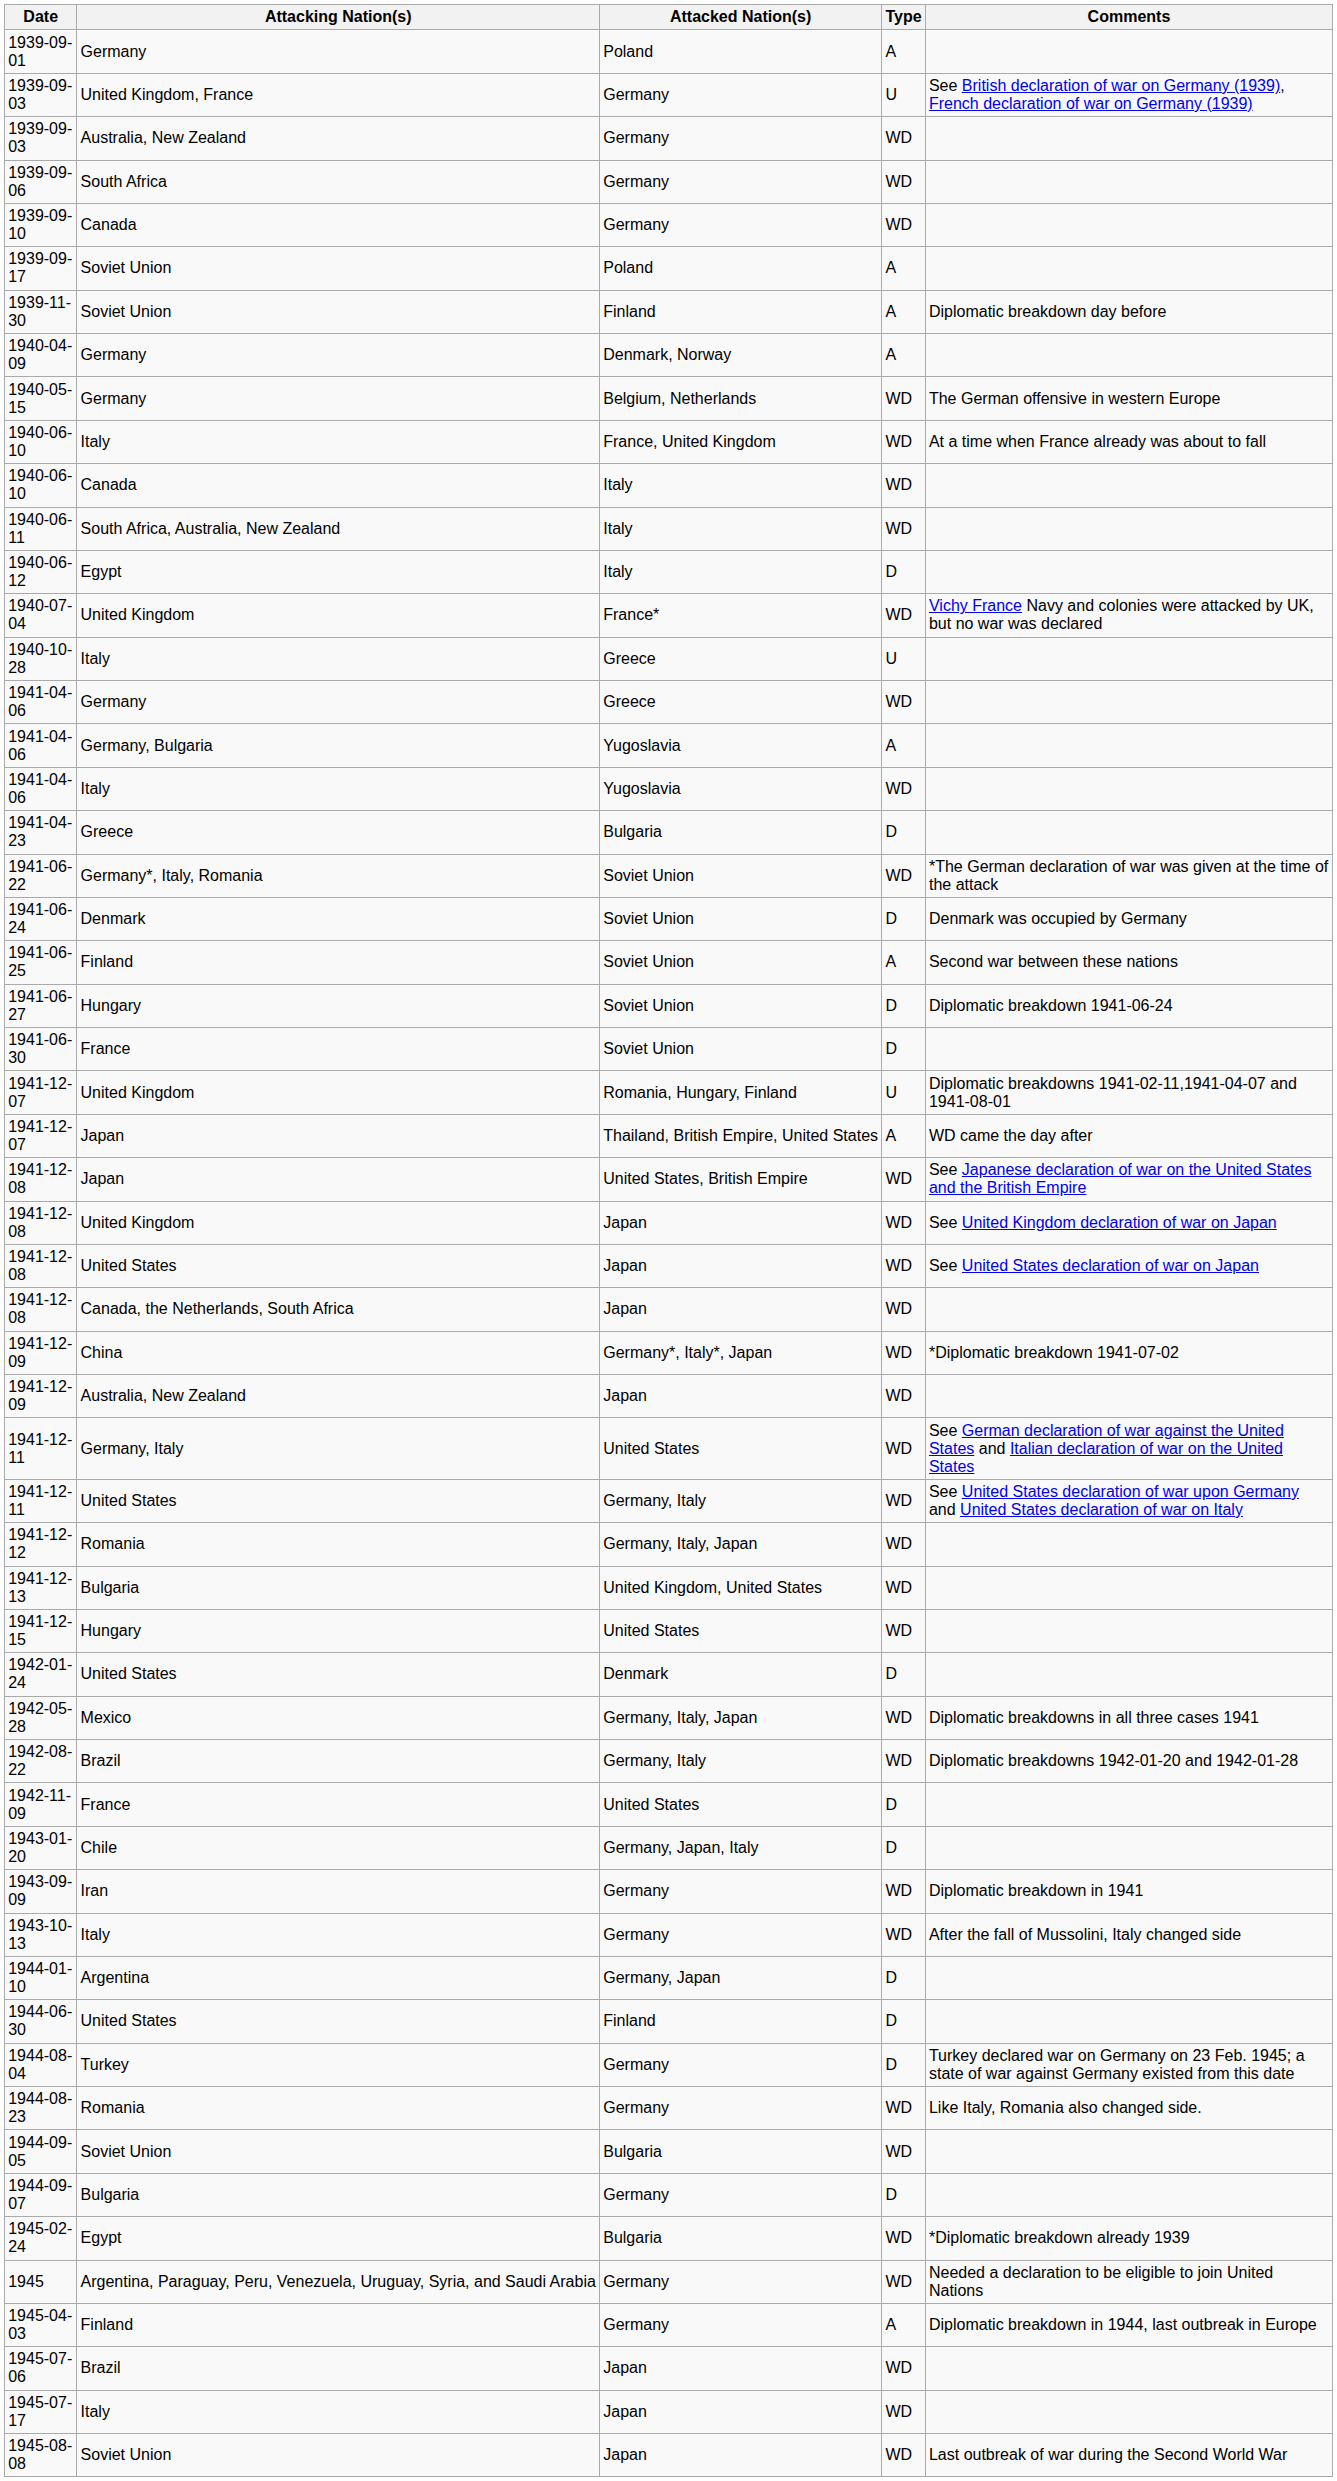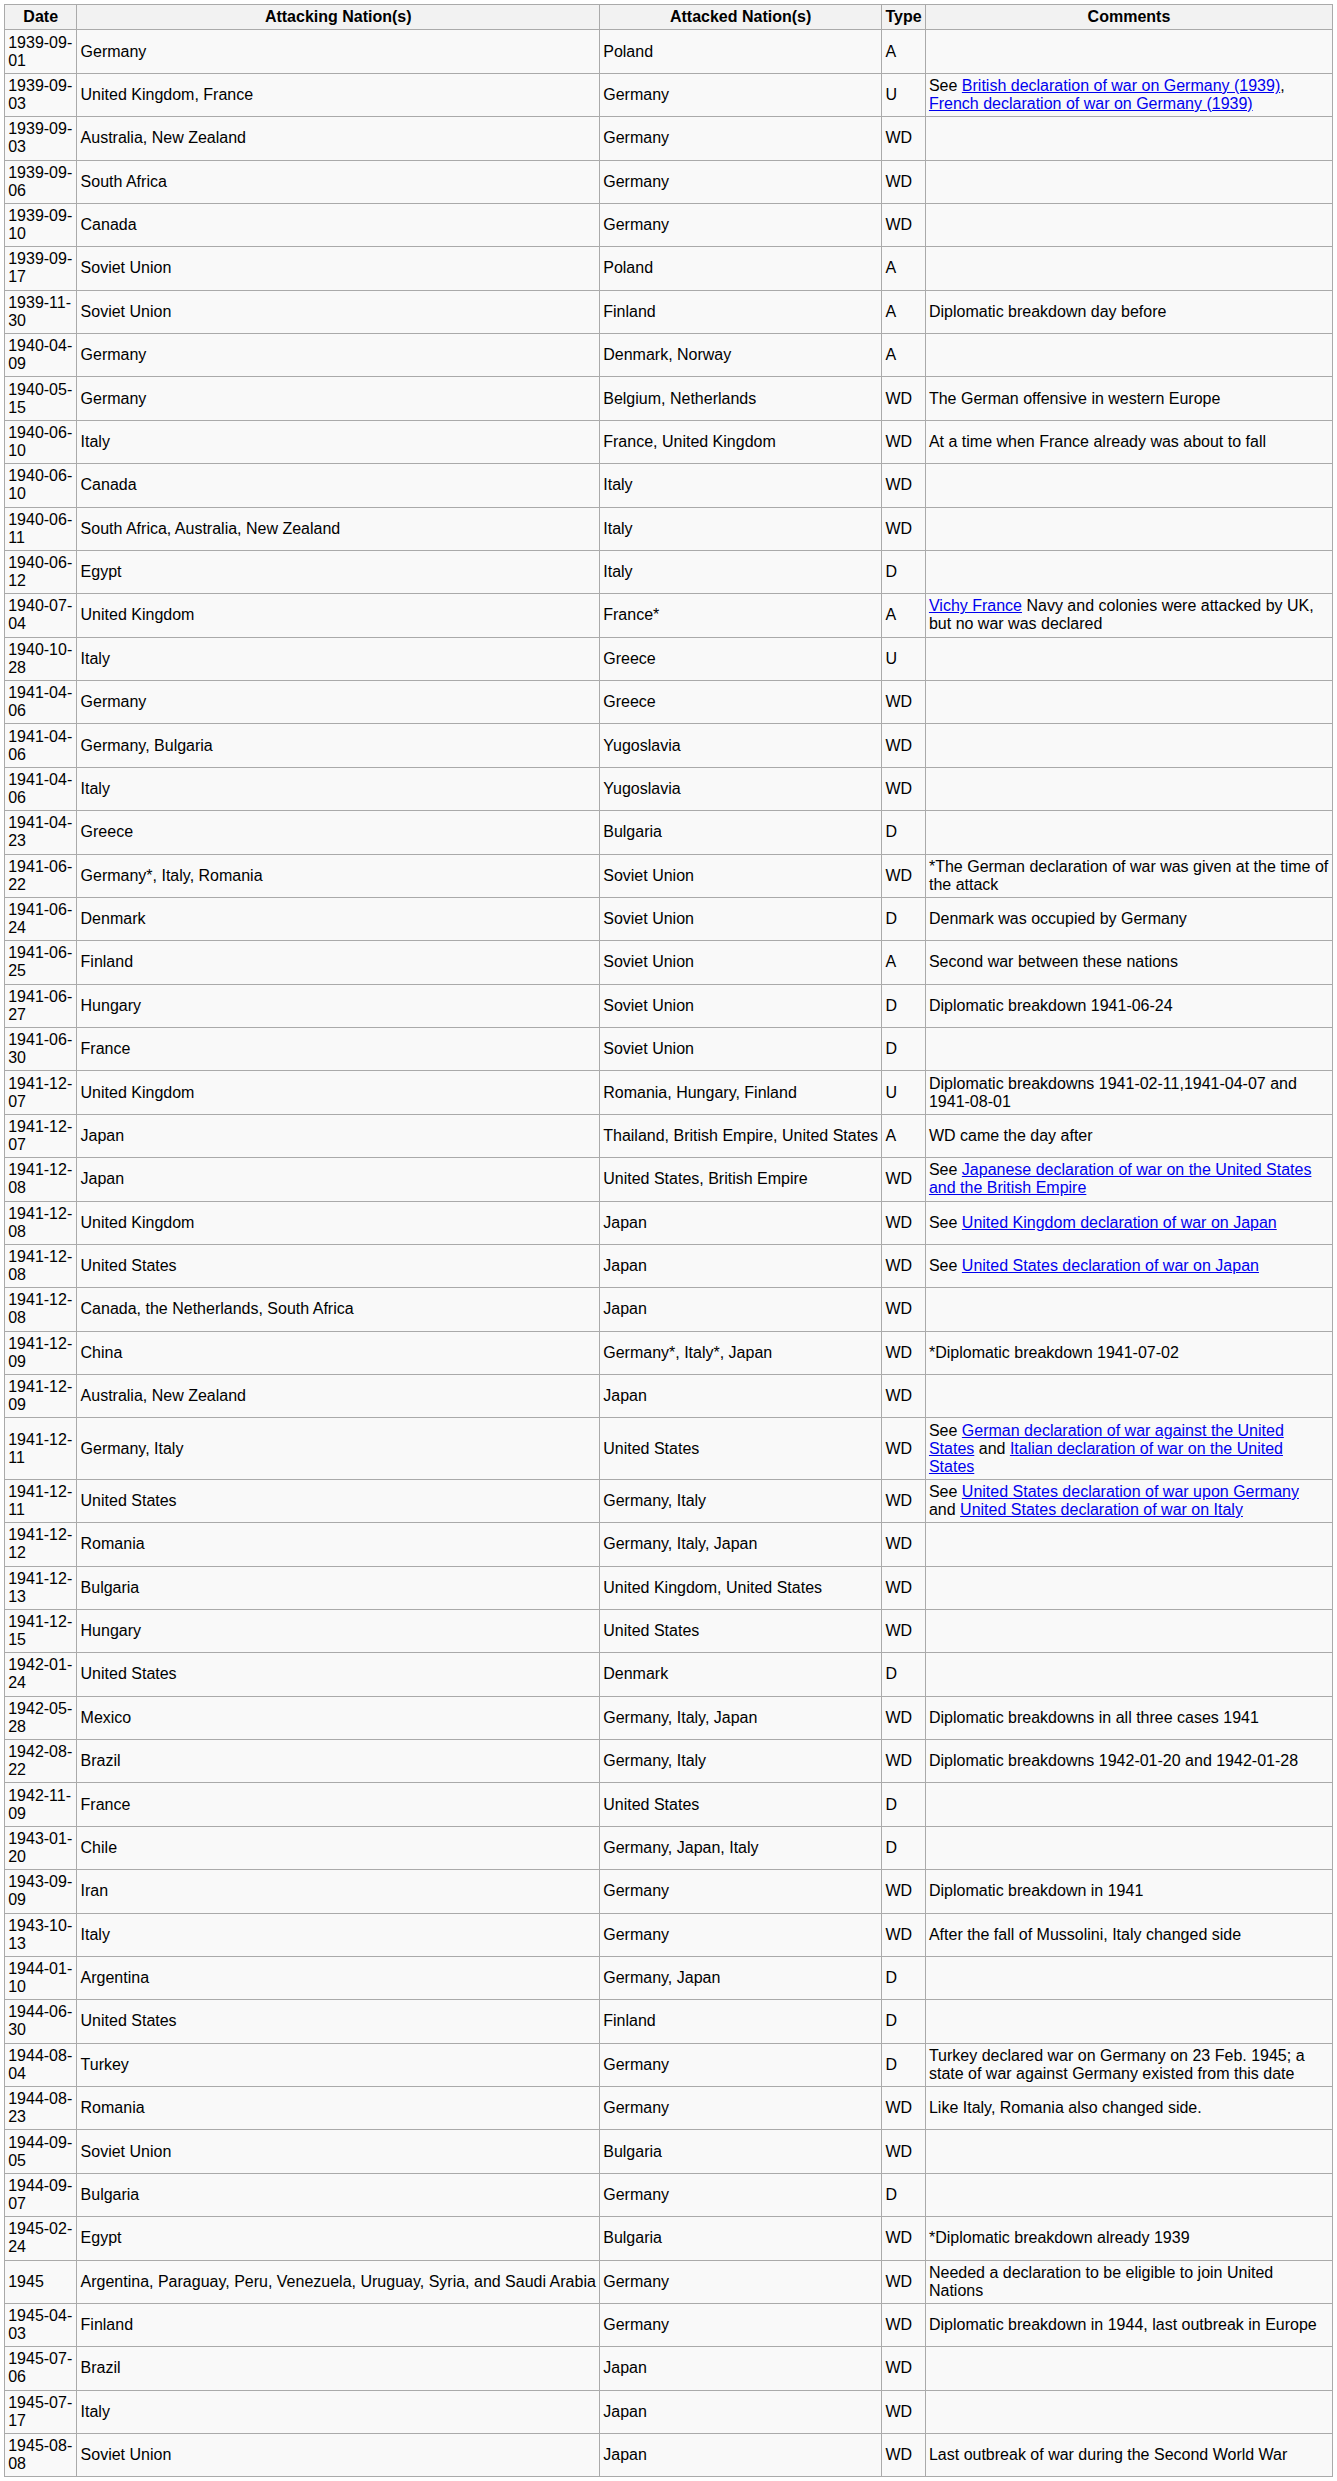(899, 615) WD -> (891, 615) A
(891, 745) A -> (899, 745) WD
(891, 2325) A -> (899, 2325) WD
